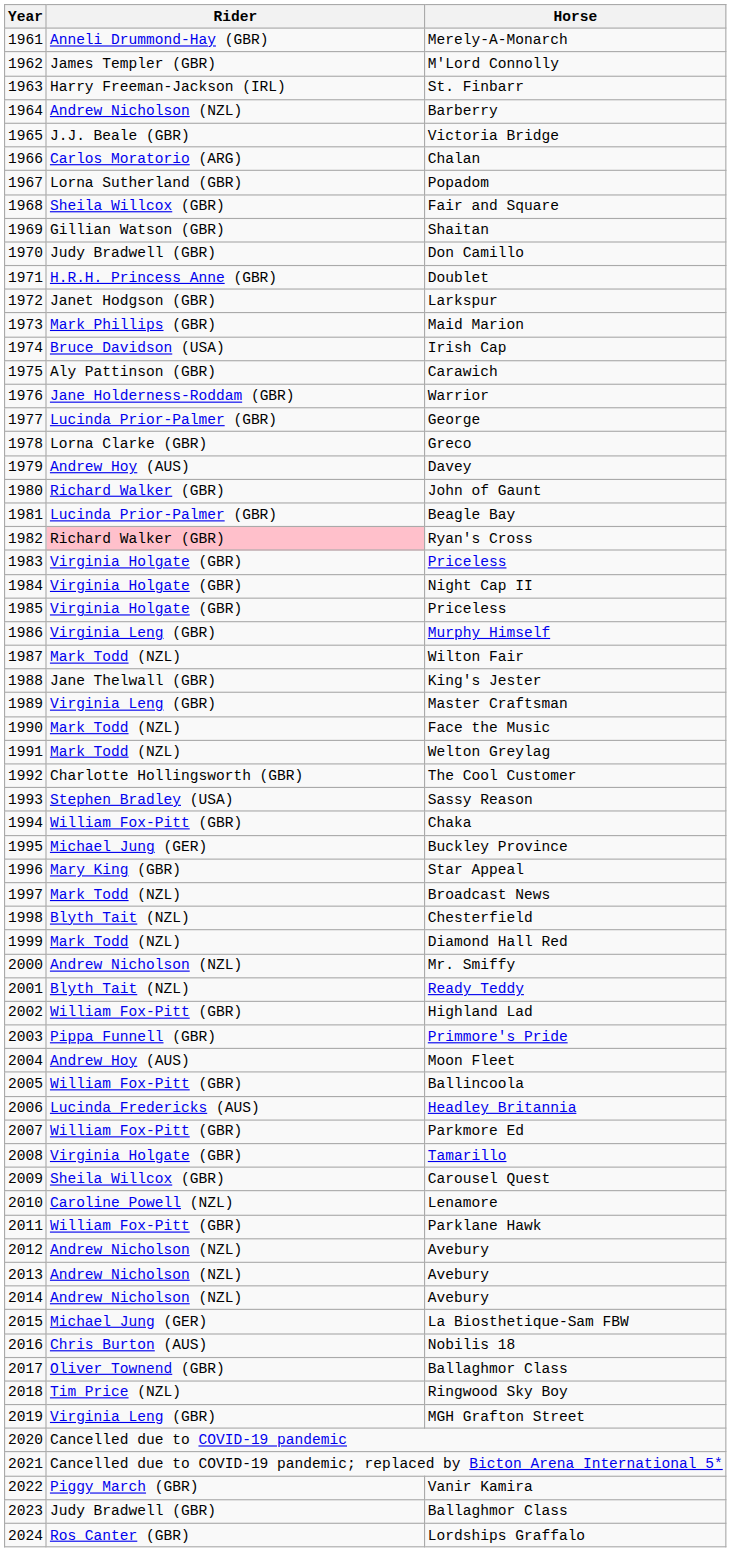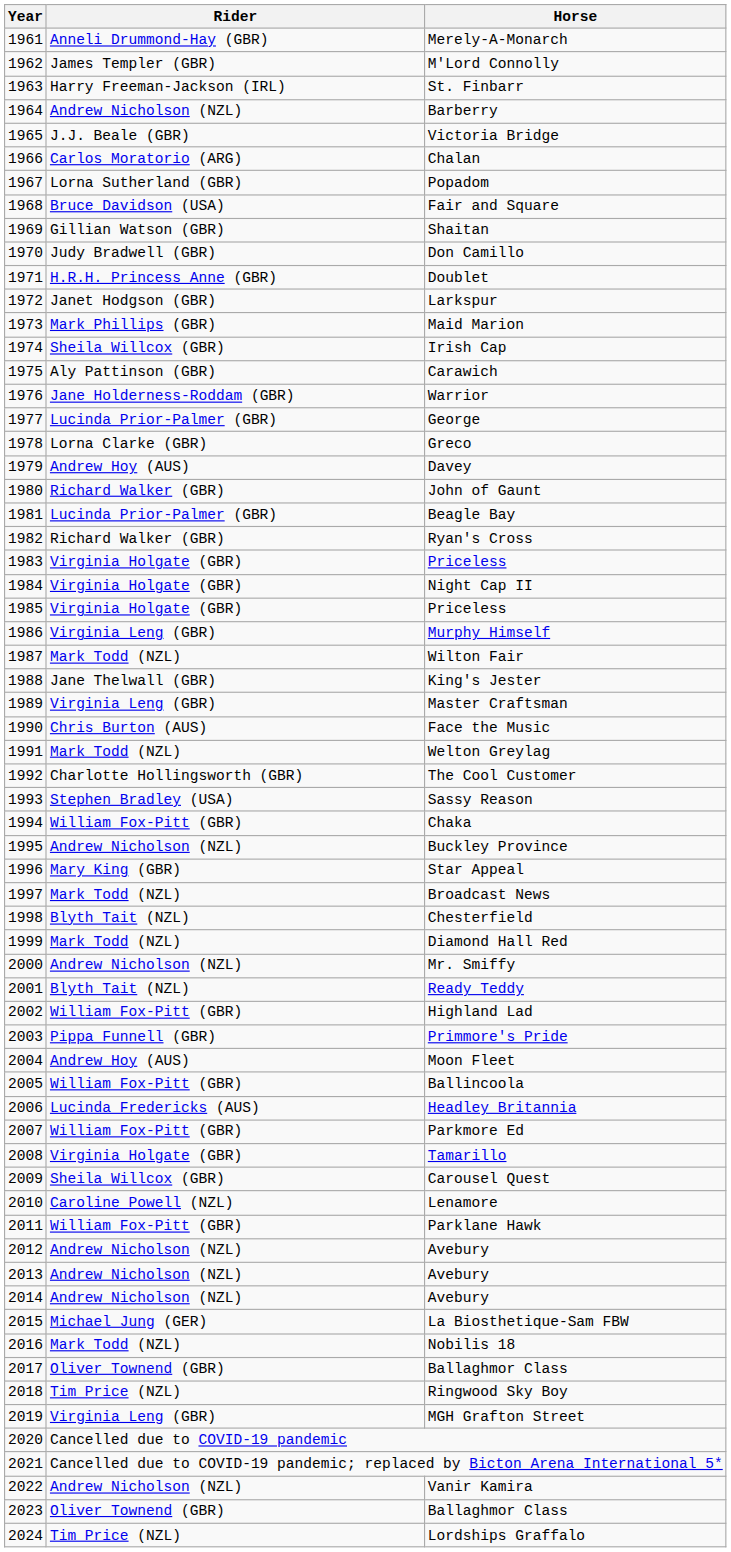(137, 206) Sheila Willcox (GBR) -> (137, 206) Bruce Davidson (USA)
(137, 349) Bruce Davidson (USA) -> (137, 349) Sheila Willcox (GBR)
(137, 538) pink background -> (137, 538) no background
(115, 728) Mark Todd (NZL) -> (129, 728) Chris Burton (AUS)
(129, 847) Michael Jung (GER) -> (146, 847) Andrew Nicholson (NZL)
(129, 1345) Chris Burton (AUS) -> (115, 1345) Mark Todd (NZL)
(124, 1488) Piggy March (GBR) -> (146, 1488) Andrew Nicholson (NZL)
(133, 1511) Judy Bradwell (GBR) -> (137, 1511) Oliver Townend (GBR)
(120, 1535) Ros Canter (GBR) -> (115, 1535) Tim Price (NZL)
